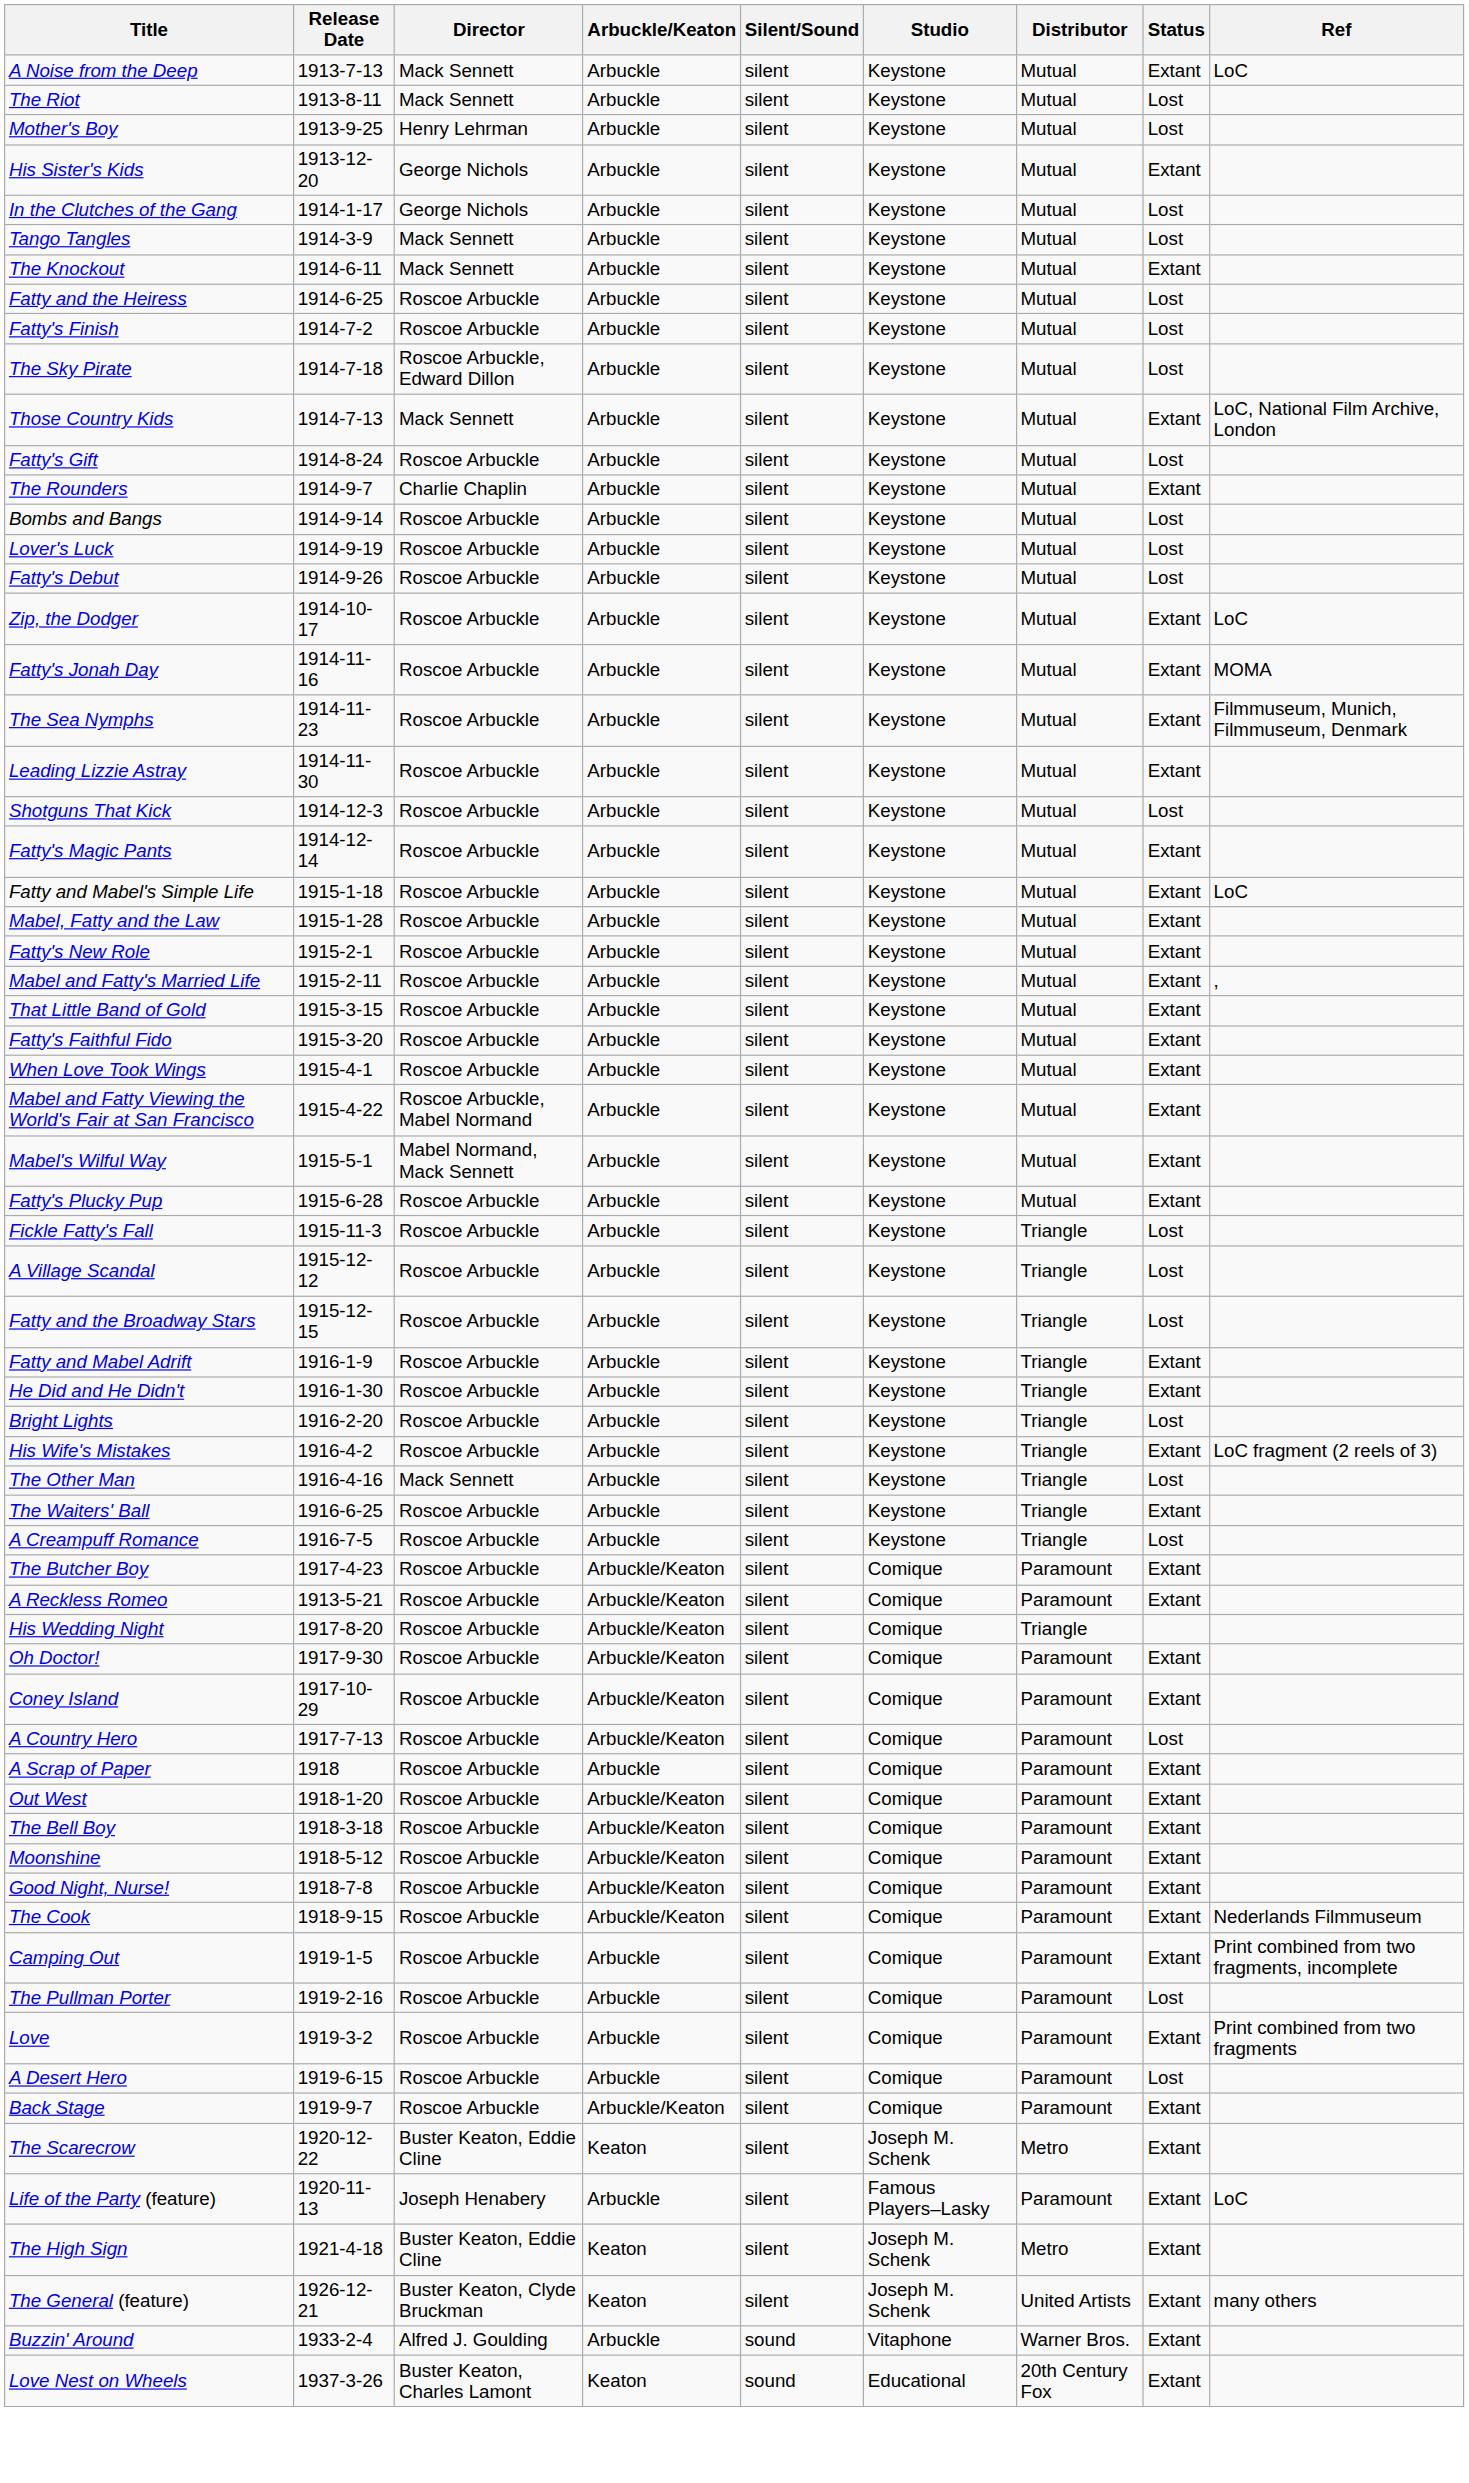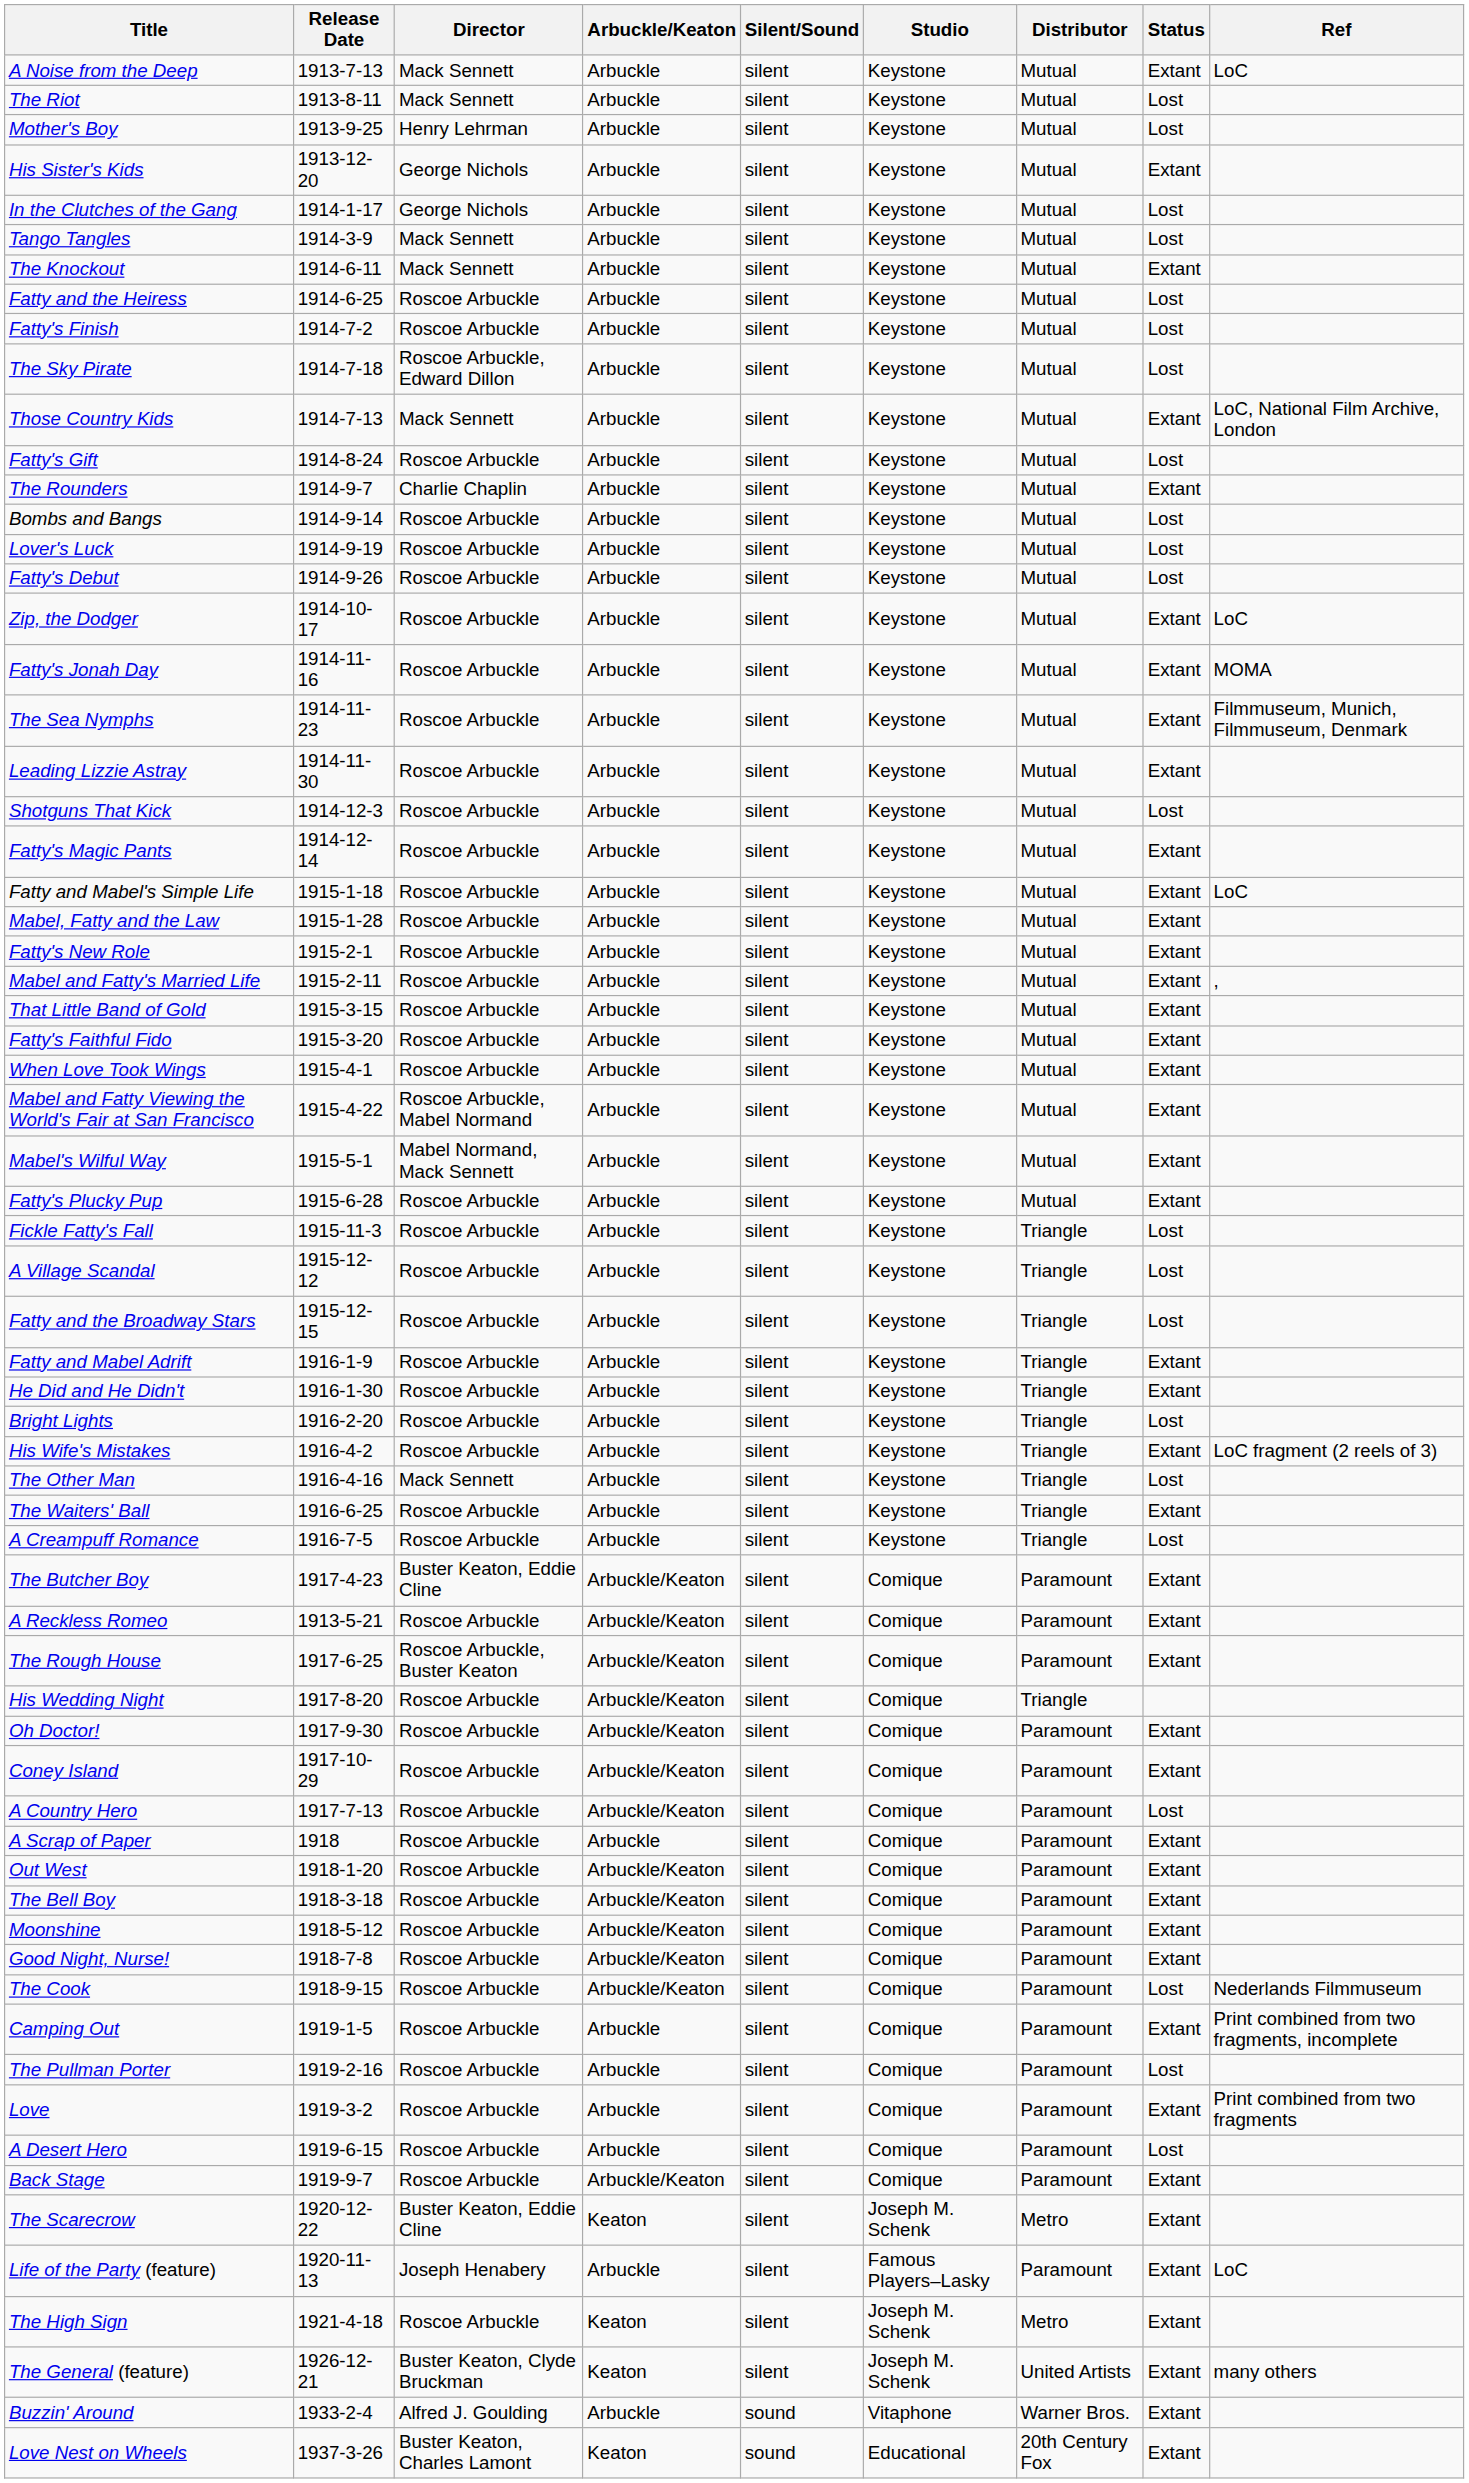(469, 1569) Roscoe Arbuckle -> (487, 1580) Buster Keaton, Eddie Cline
+ row: (85, 1660)
(1174, 1917) Extant -> (1165, 1989) Lost
(487, 2249) Buster Keaton, Eddie Cline -> (469, 2321) Roscoe Arbuckle
